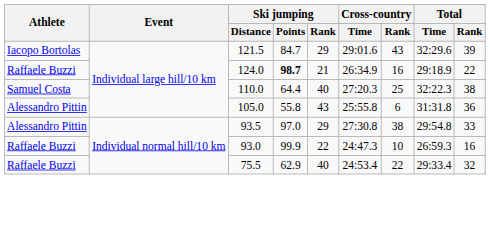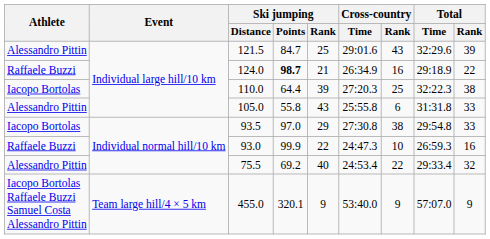(44, 51) Iacopo Bortolas -> (47, 51) Alessandro Pittin
(323, 51) 29 -> (323, 51) 25
(39, 89) Samuel Costa -> (44, 89) Iacopo Bortolas
(323, 89) 40 -> (323, 89) 39
(470, 108) 36 -> (470, 108) 33
(47, 127) Alessandro Pittin -> (44, 127) Iacopo Bortolas
(41, 165) Raffaele Buzzi -> (47, 165) Alessandro Pittin
(291, 165) 62.9 -> (291, 165) 69.2
+ row: (251, 204)
